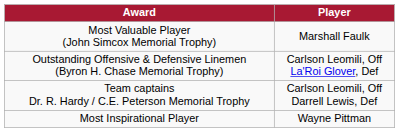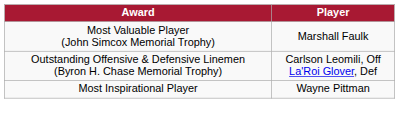- row: (139, 95)
